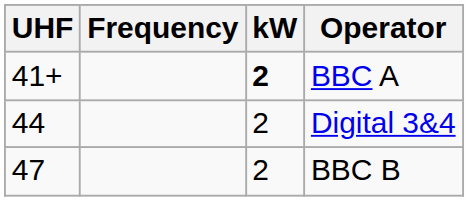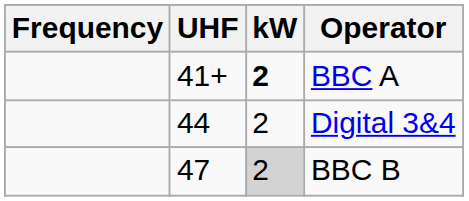columns swapped: (163, 28) <-> (43, 28)
(261, 170) no background -> (261, 170) lightgrey background
